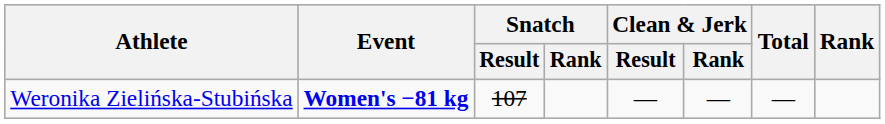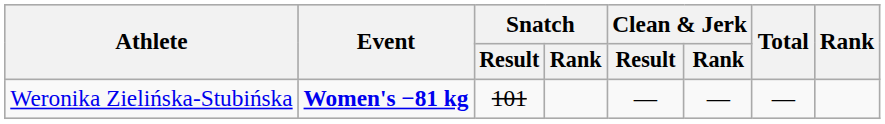(509, 99) 107 -> (509, 99) 101
